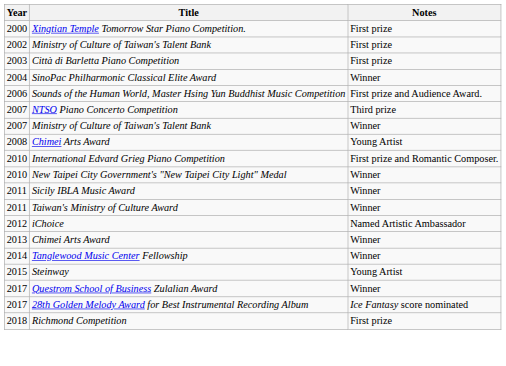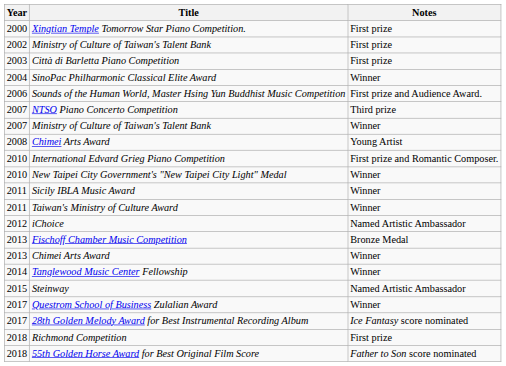+ row: (17, 239)
(376, 272) Young Artist -> (408, 288) Named Artistic Ambassador
+ row: (17, 353)
